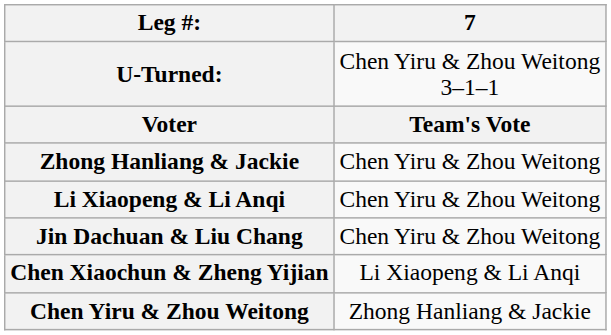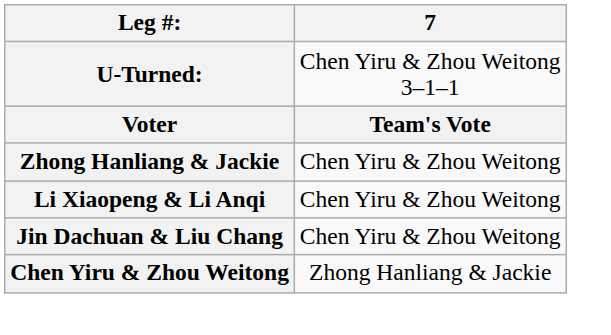- row: (169, 273)
